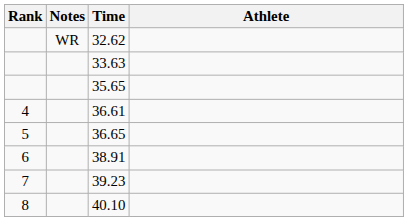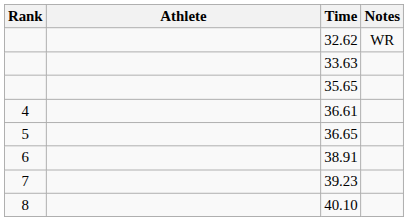columns swapped: (266, 16) <-> (67, 16)
